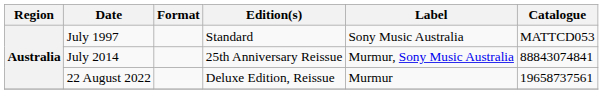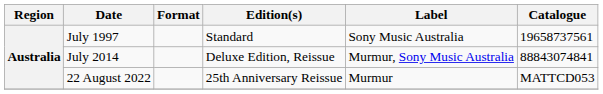(557, 36) MATTCD053 -> (557, 36) 19658737561
(274, 57) 25th Anniversary Reissue -> (270, 57) Deluxe Edition, Reissue
(270, 78) Deluxe Edition, Reissue -> (274, 78) 25th Anniversary Reissue
(557, 78) 19658737561 -> (557, 78) MATTCD053
